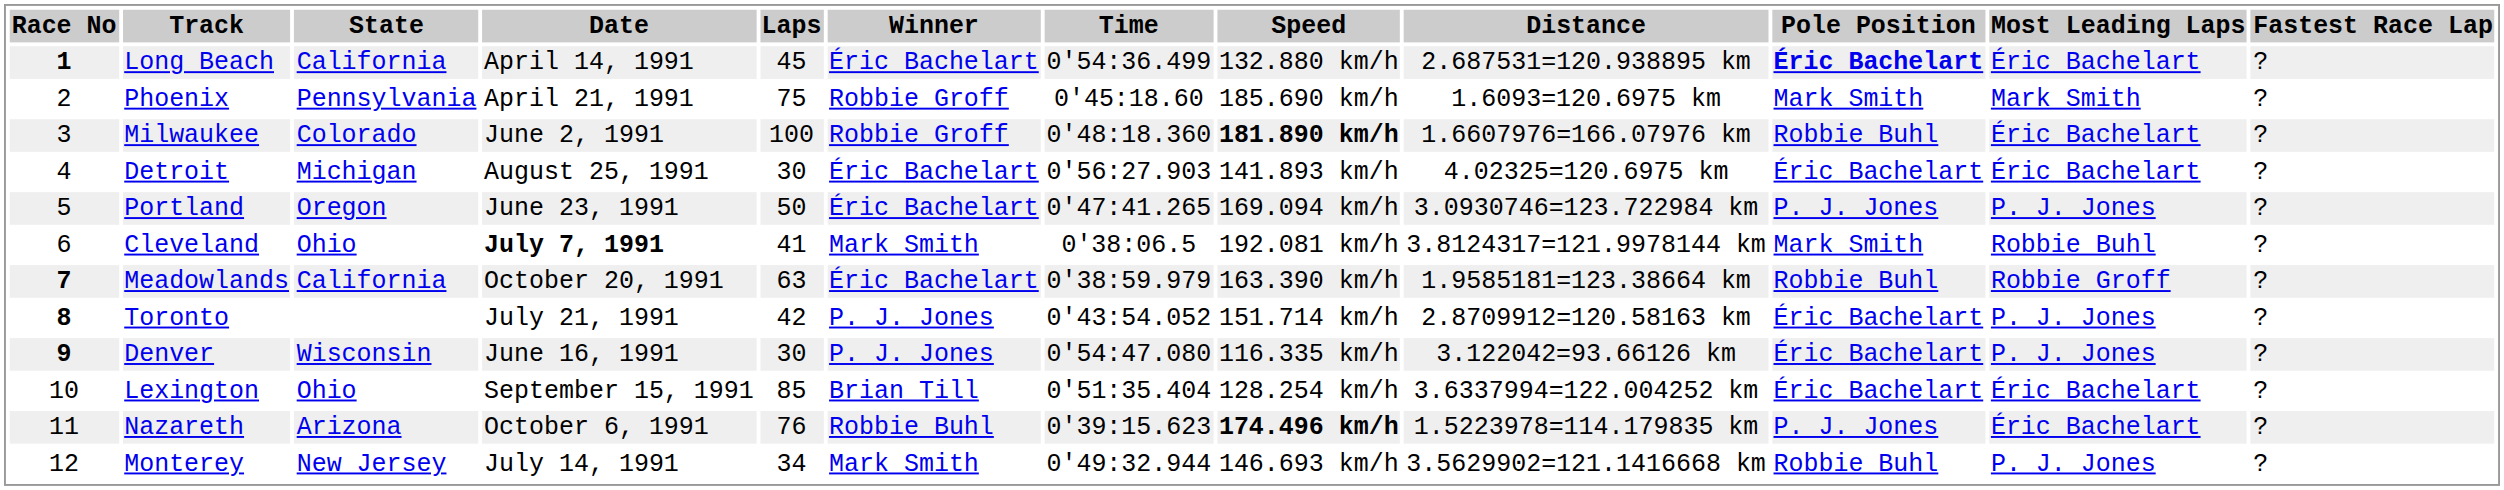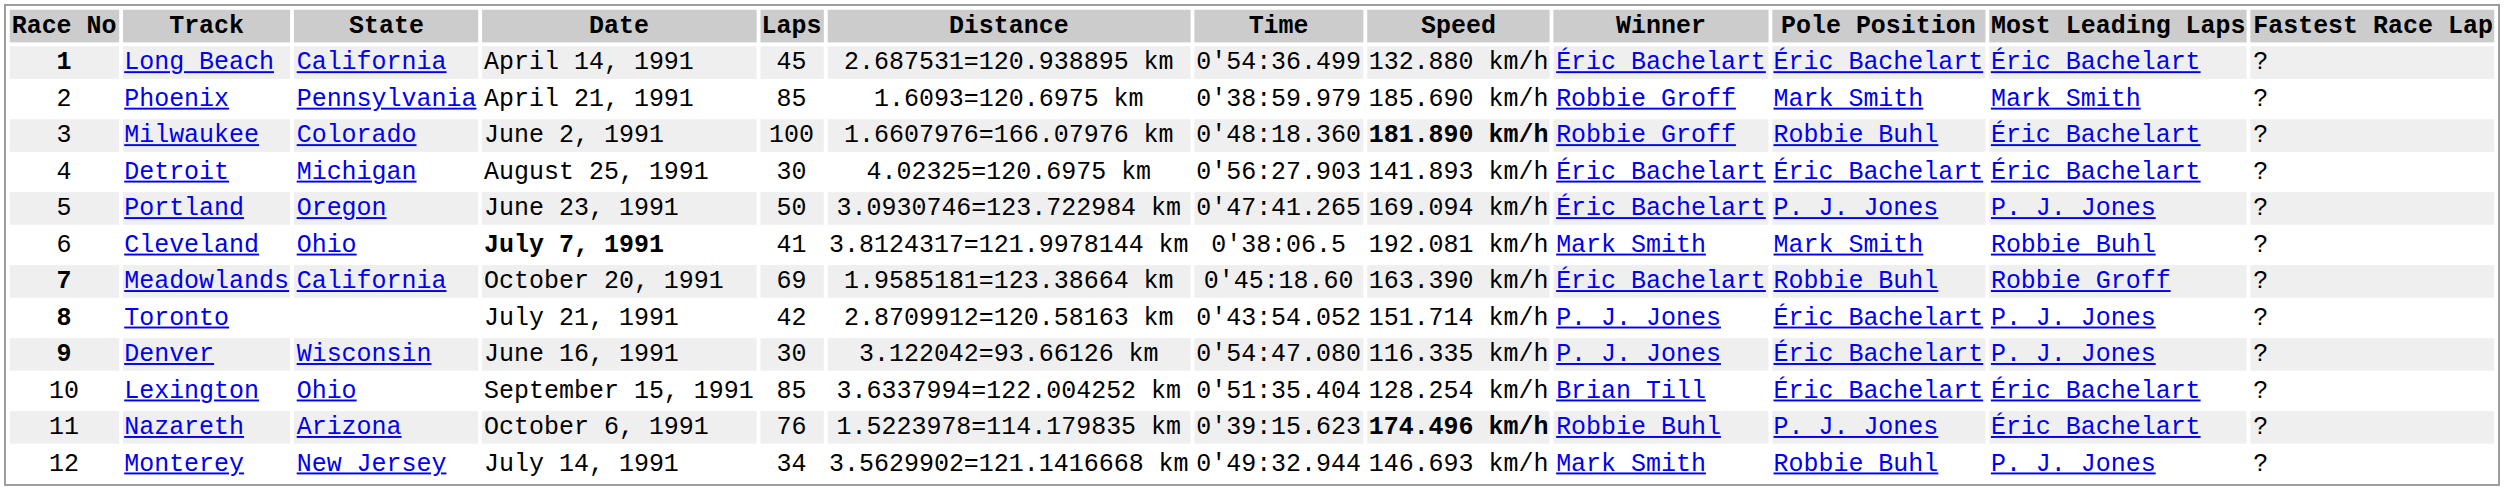columns swapped: (1586, 26) <-> (934, 26)
(1878, 63) bold -> (1878, 63) normal
(791, 99) 75 -> (791, 99) 85
(1129, 99) 0'45:18.60 -> (1279, 99) 0'38:59.979
(791, 281) 63 -> (791, 281) 69
(1129, 281) 0'38:59.979 -> (1279, 281) 0'45:18.60
